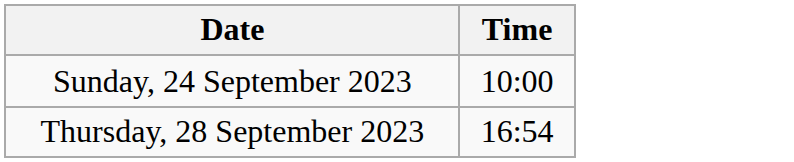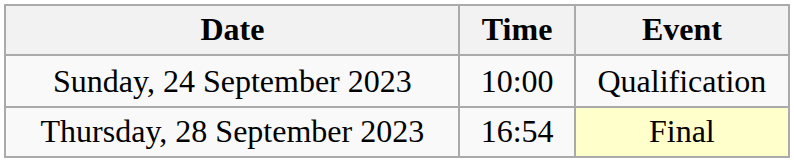+ column: (682, 29)
